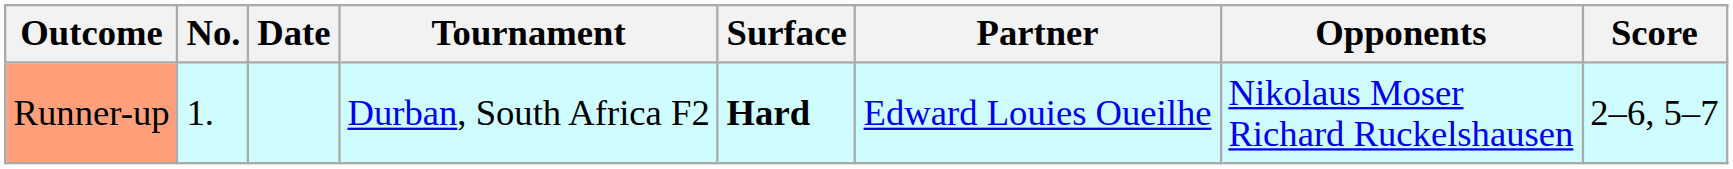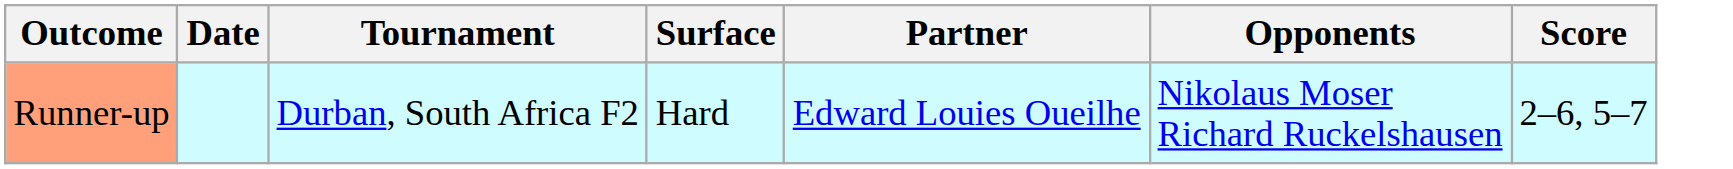- column: (213, 33)
(768, 112) bold -> (692, 112) normal
